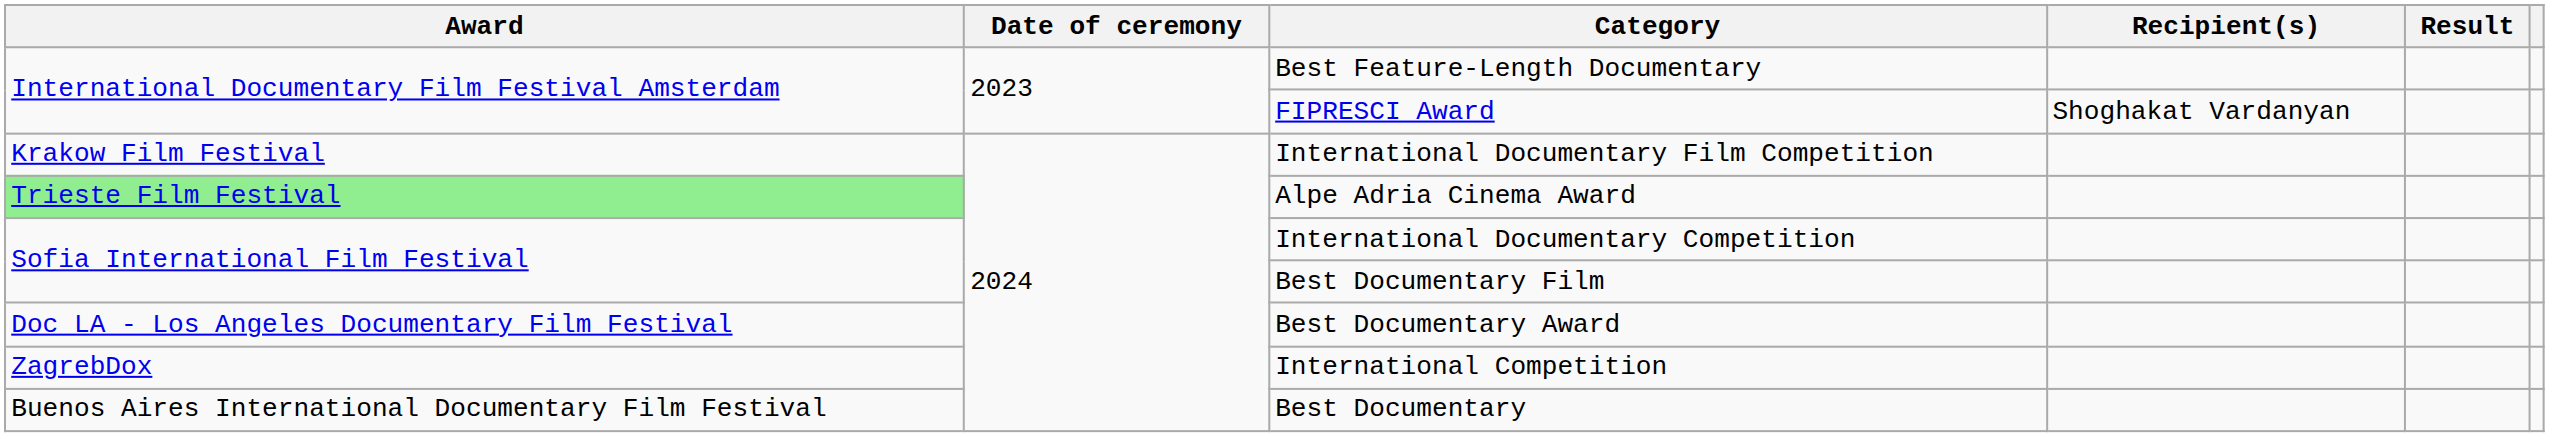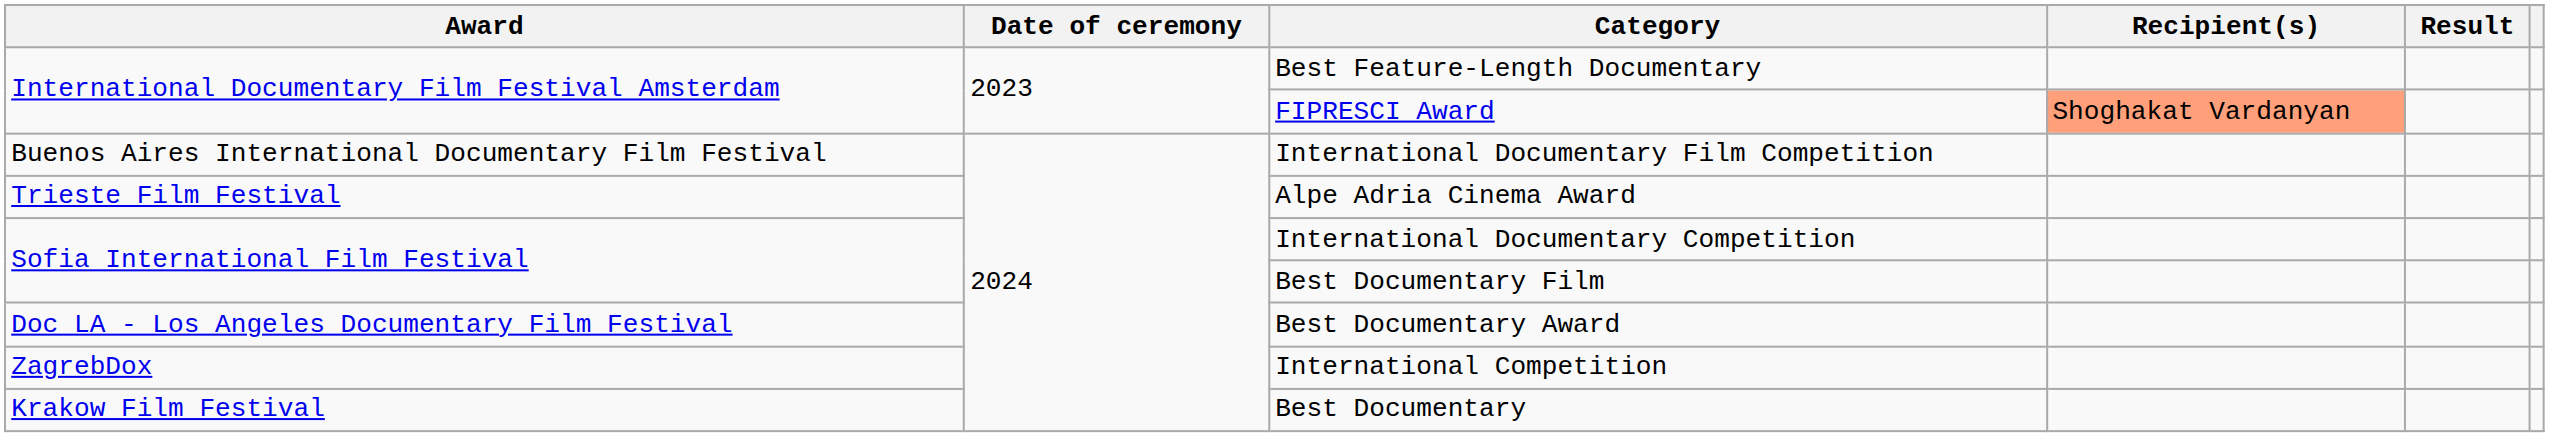(2201, 111) no background -> (2201, 111) lightsalmon background
(168, 154) Krakow Film Festival -> (419, 154) Buenos Aires International Documentary Film Festival
(176, 197) lightgreen background -> (176, 197) no background
(419, 410) Buenos Aires International Documentary Film Festival -> (168, 410) Krakow Film Festival
